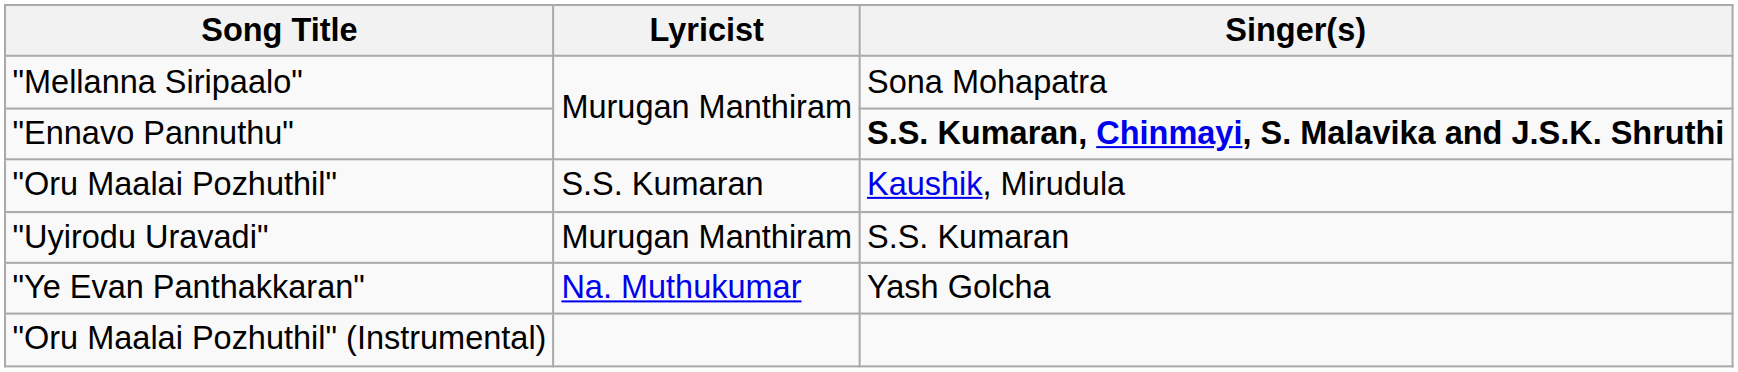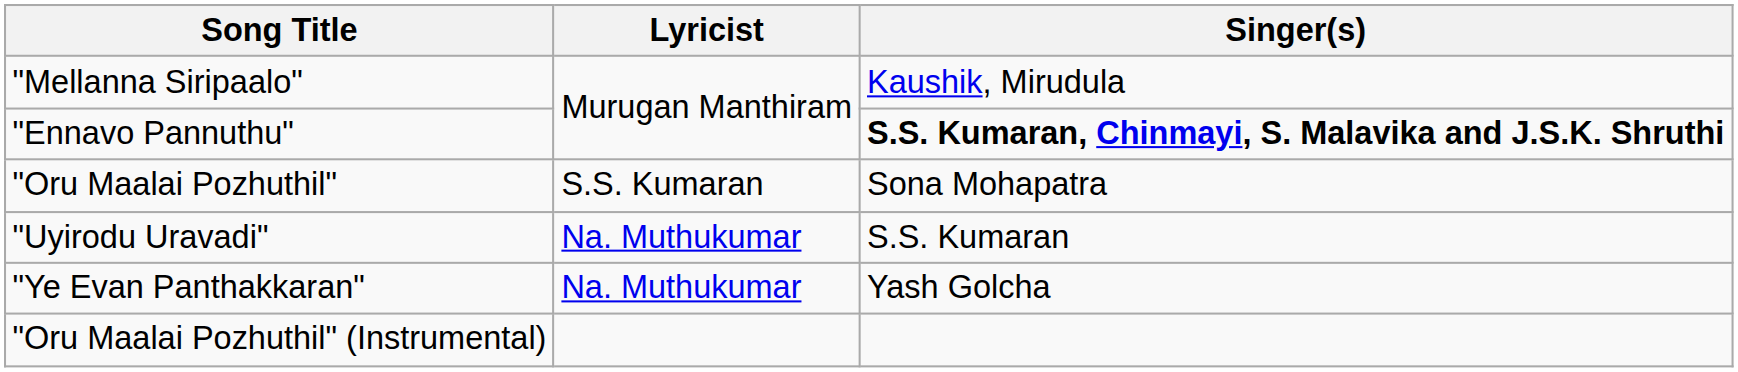(987, 81) Sona Mohapatra -> (996, 81) Kaushik, Mirudula
(996, 184) Kaushik, Mirudula -> (987, 184) Sona Mohapatra
(707, 236) Murugan Manthiram -> (681, 236) Na. Muthukumar
